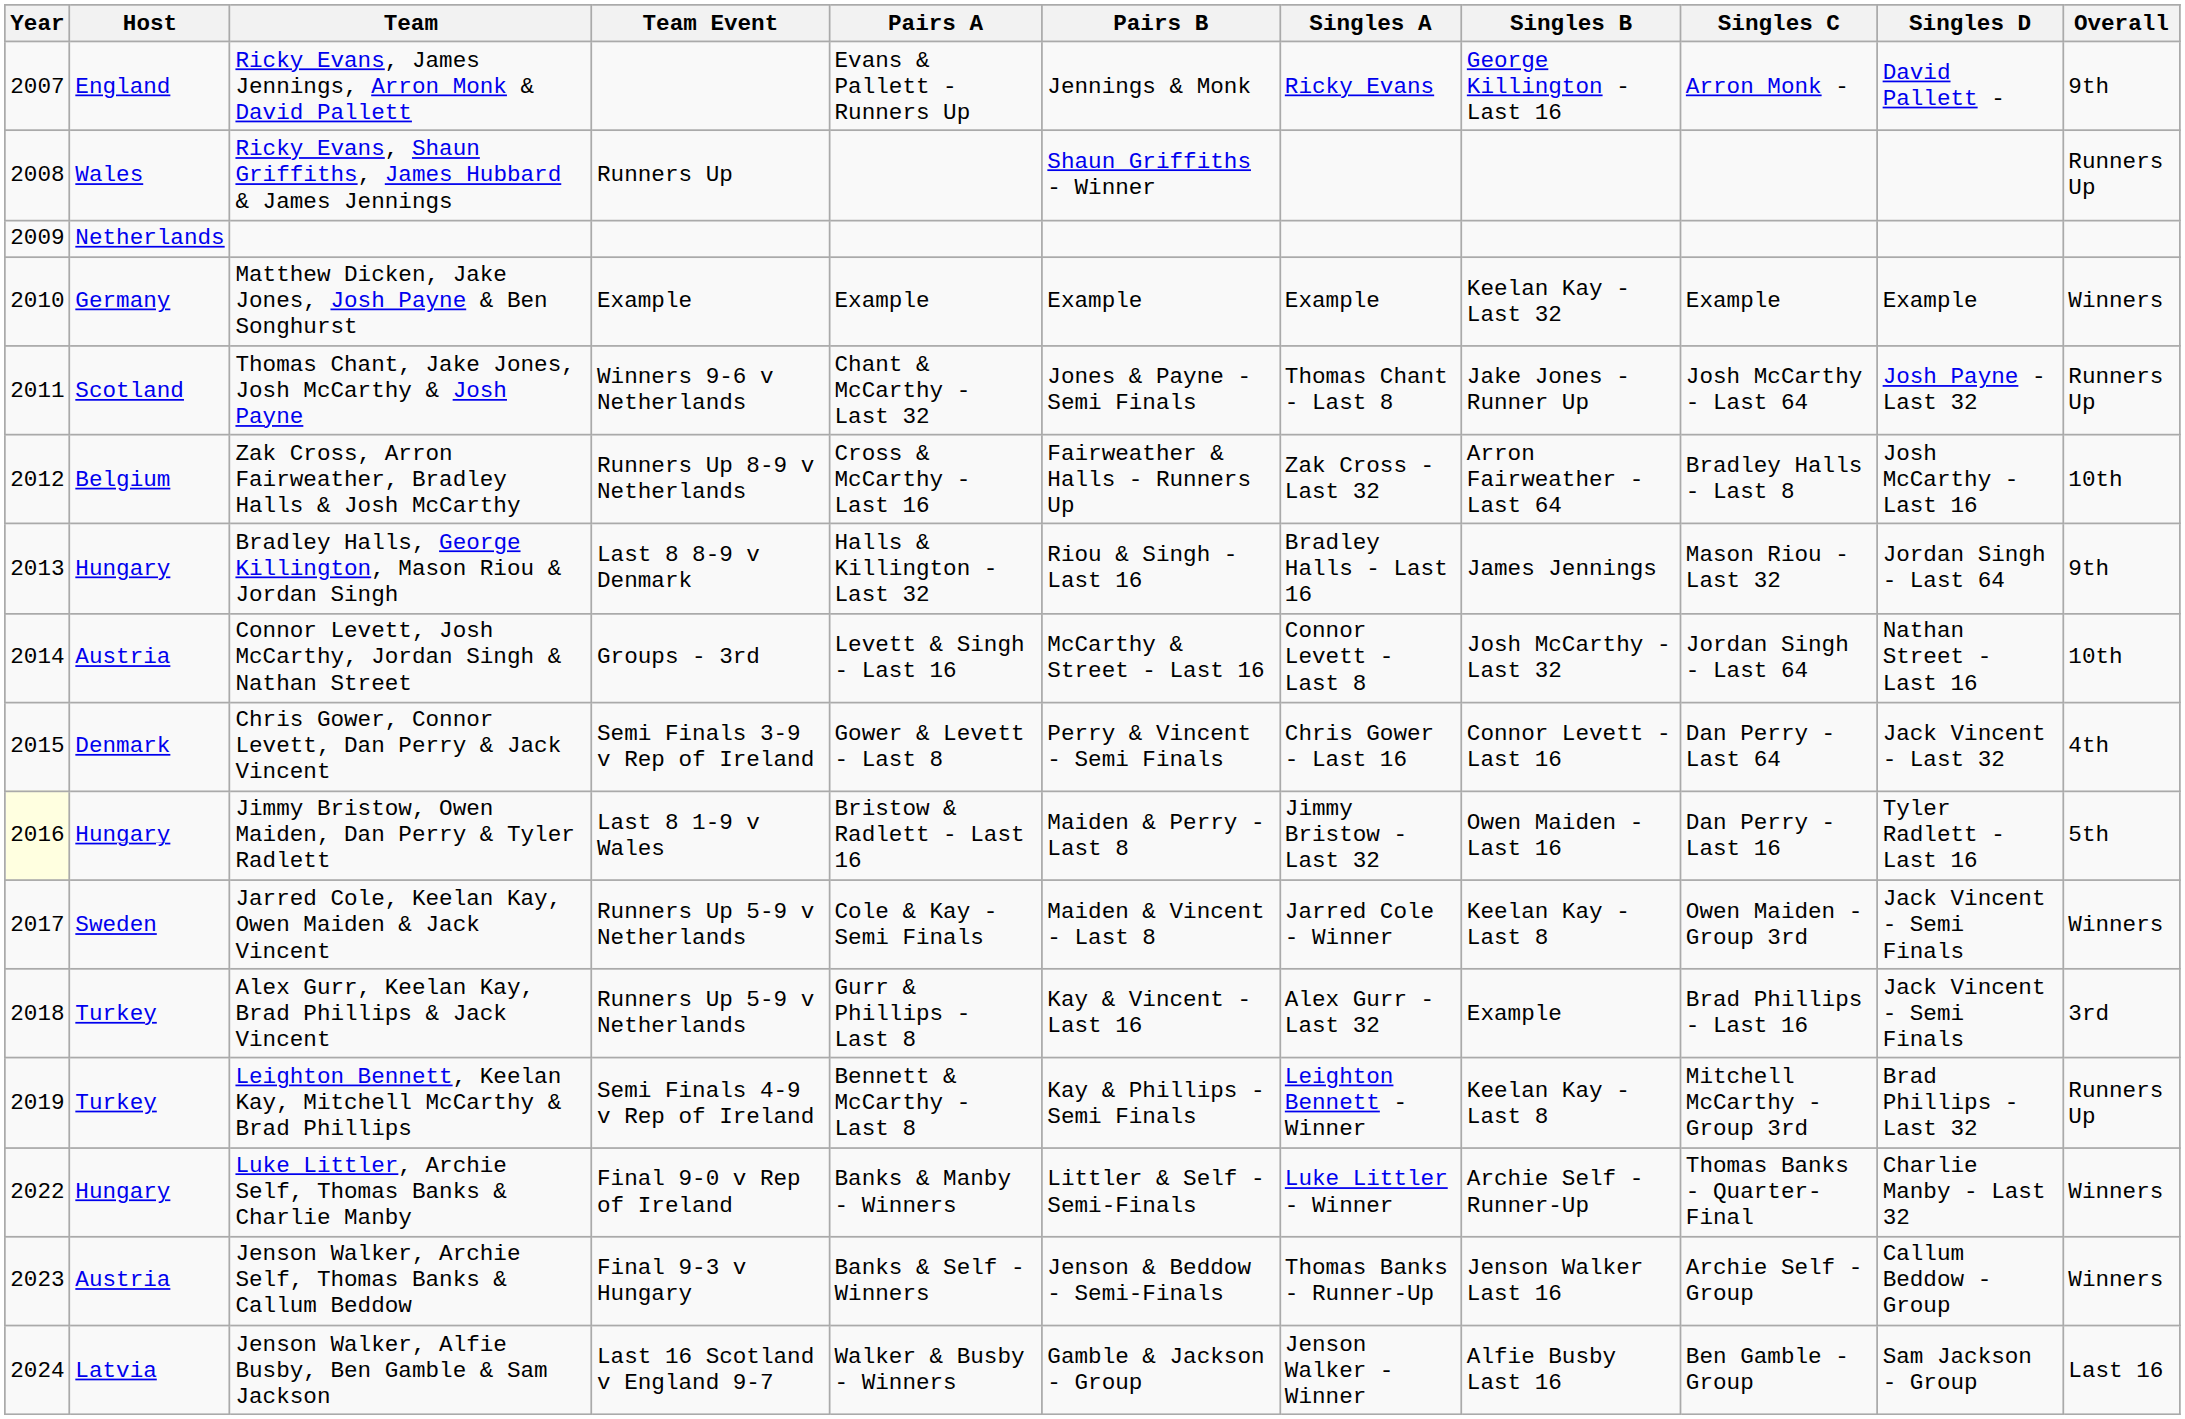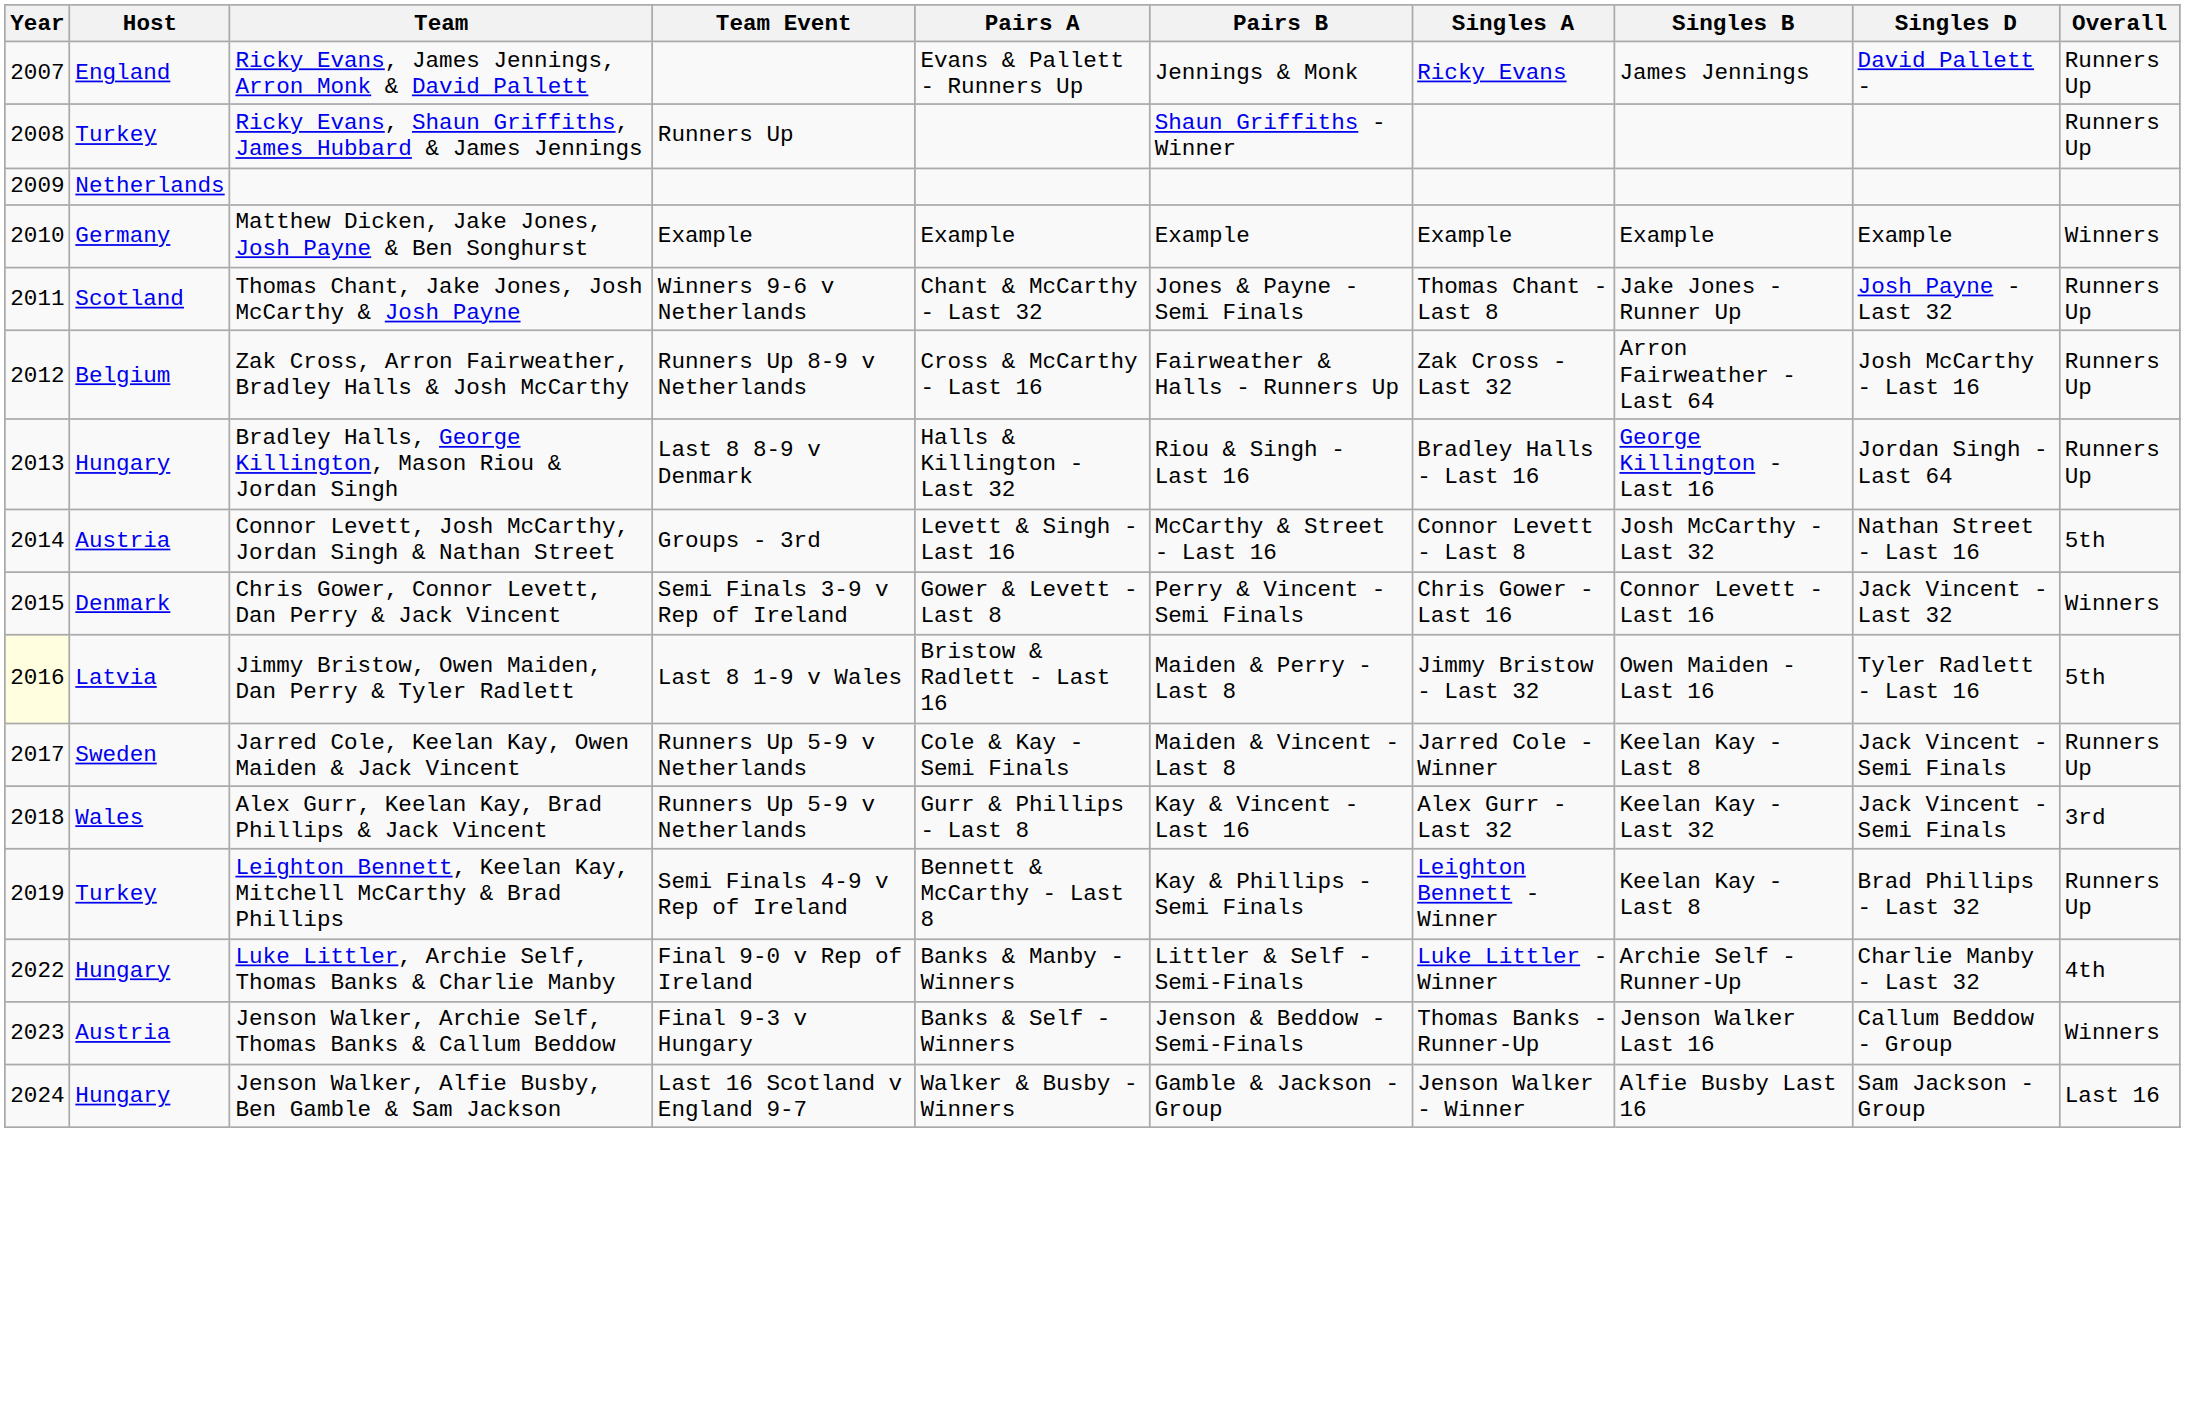- column: (1779, 23)
(1548, 86) George Killington - Last 16 -> (1715, 73) James Jennings
(2089, 86) 9th -> (2112, 73) Runners Up
(109, 175) Wales -> (116, 136) Turkey
(1548, 301) Keelan Kay - Last 32 -> (1667, 236) Example
(2095, 479) 10th -> (2112, 375) Runners Up
(1562, 568) James Jennings -> (1701, 464) George Killington - Last 16
(2089, 568) 9th -> (2112, 464) Runners Up
(2095, 658) 10th -> (2085, 540) 5th
(2089, 747) 4th -> (2112, 603) Winners
(123, 836) Hungary -> (116, 679) Latvia
(2116, 925) Winners -> (2112, 755) Runners Up
(116, 1014) Turkey -> (109, 818) Wales
(1514, 1014) Example -> (1701, 818) Keelan Kay - Last 32
(2116, 1192) Winners -> (2085, 970) 4th
(116, 1370) Latvia -> (123, 1096) Hungary
